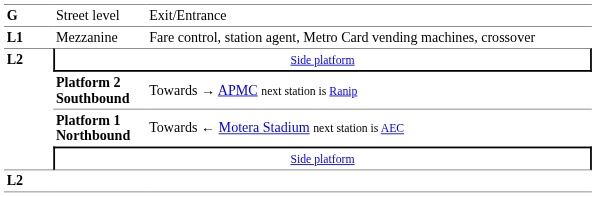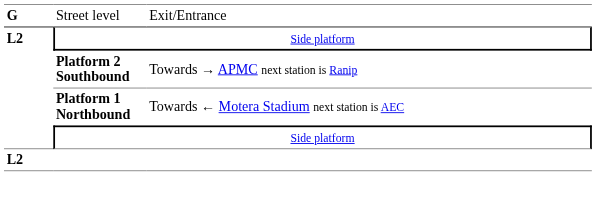- row: (87, 37)
